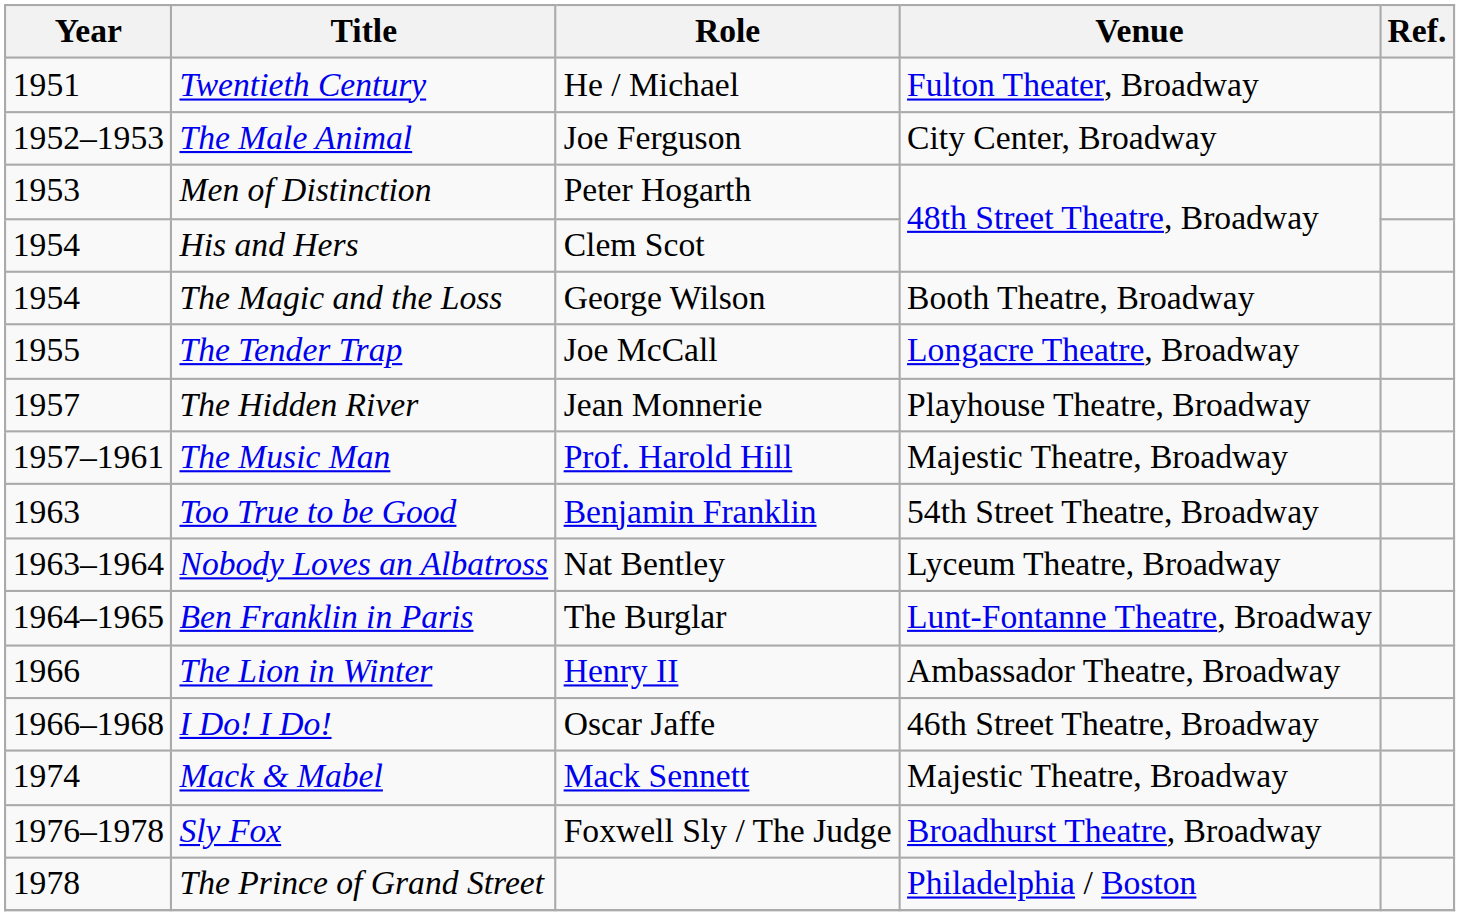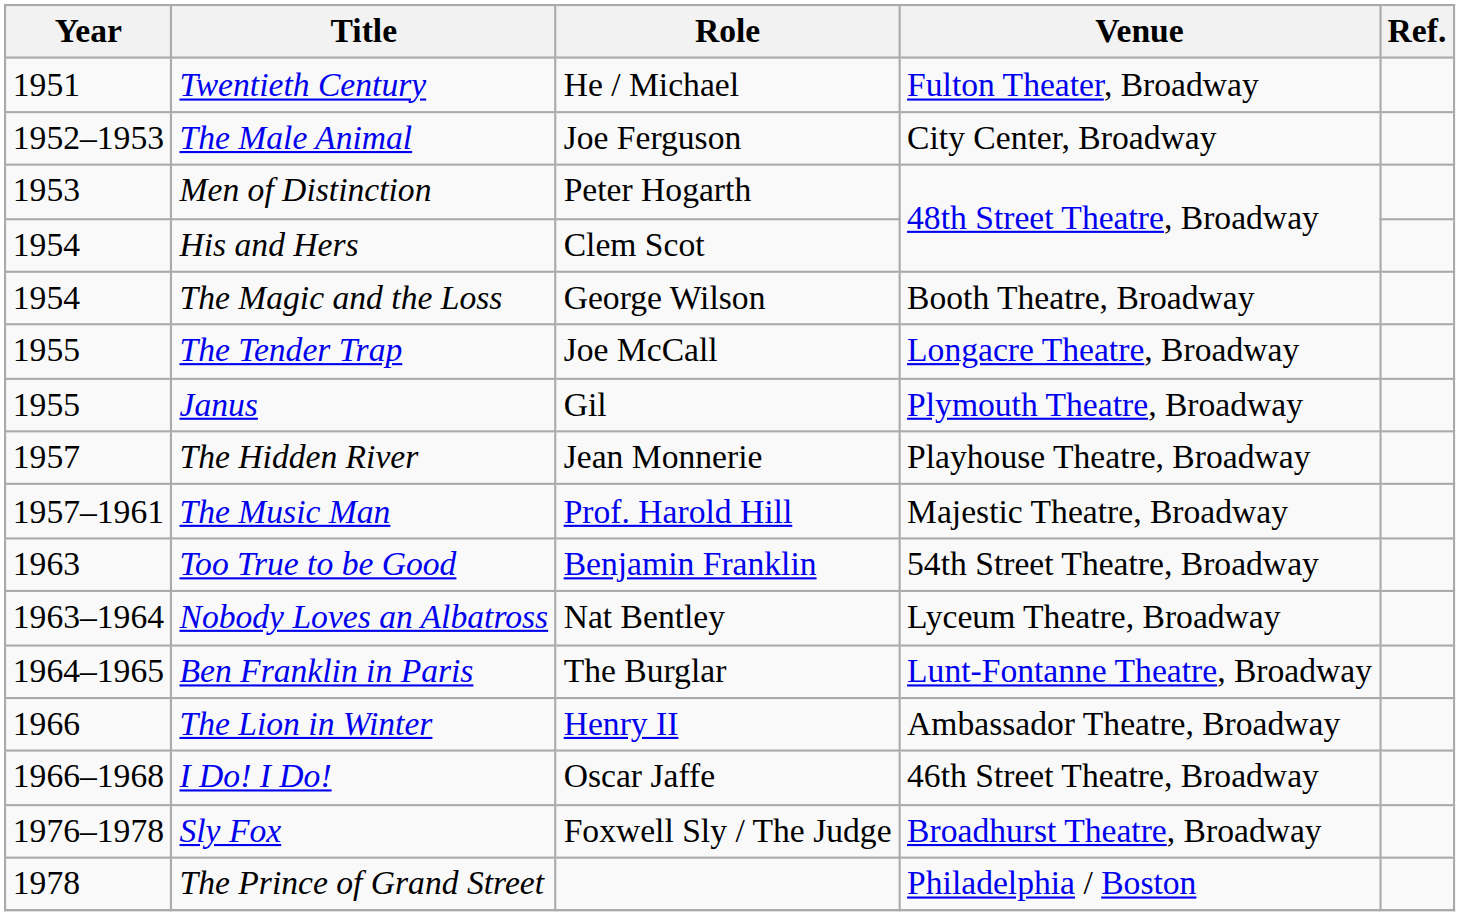+ row: (219, 404)
- row: (281, 777)
